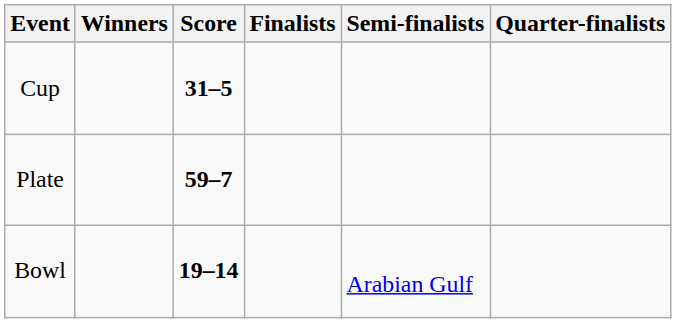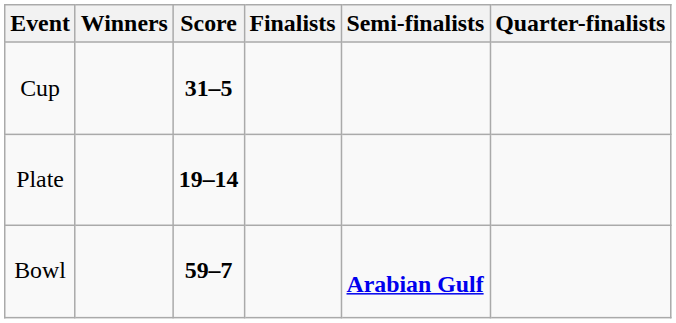(209, 179) 59–7 -> (209, 179) 19–14
(209, 270) 19–14 -> (209, 270) 59–7
(410, 284) normal -> (415, 284) bold
